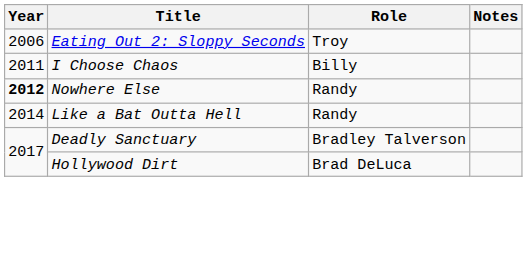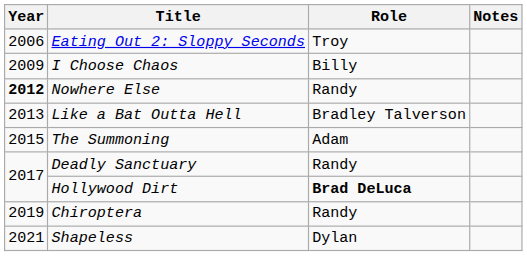(26, 66) 2011 -> (26, 66) 2009
(26, 115) 2014 -> (26, 115) 2013
(335, 115) Randy -> (389, 115) Bradley Talverson
+ row: (110, 140)
(389, 140) Bradley Talverson -> (335, 164) Randy
(362, 164) normal -> (362, 189) bold
+ row: (97, 213)
+ row: (92, 238)
